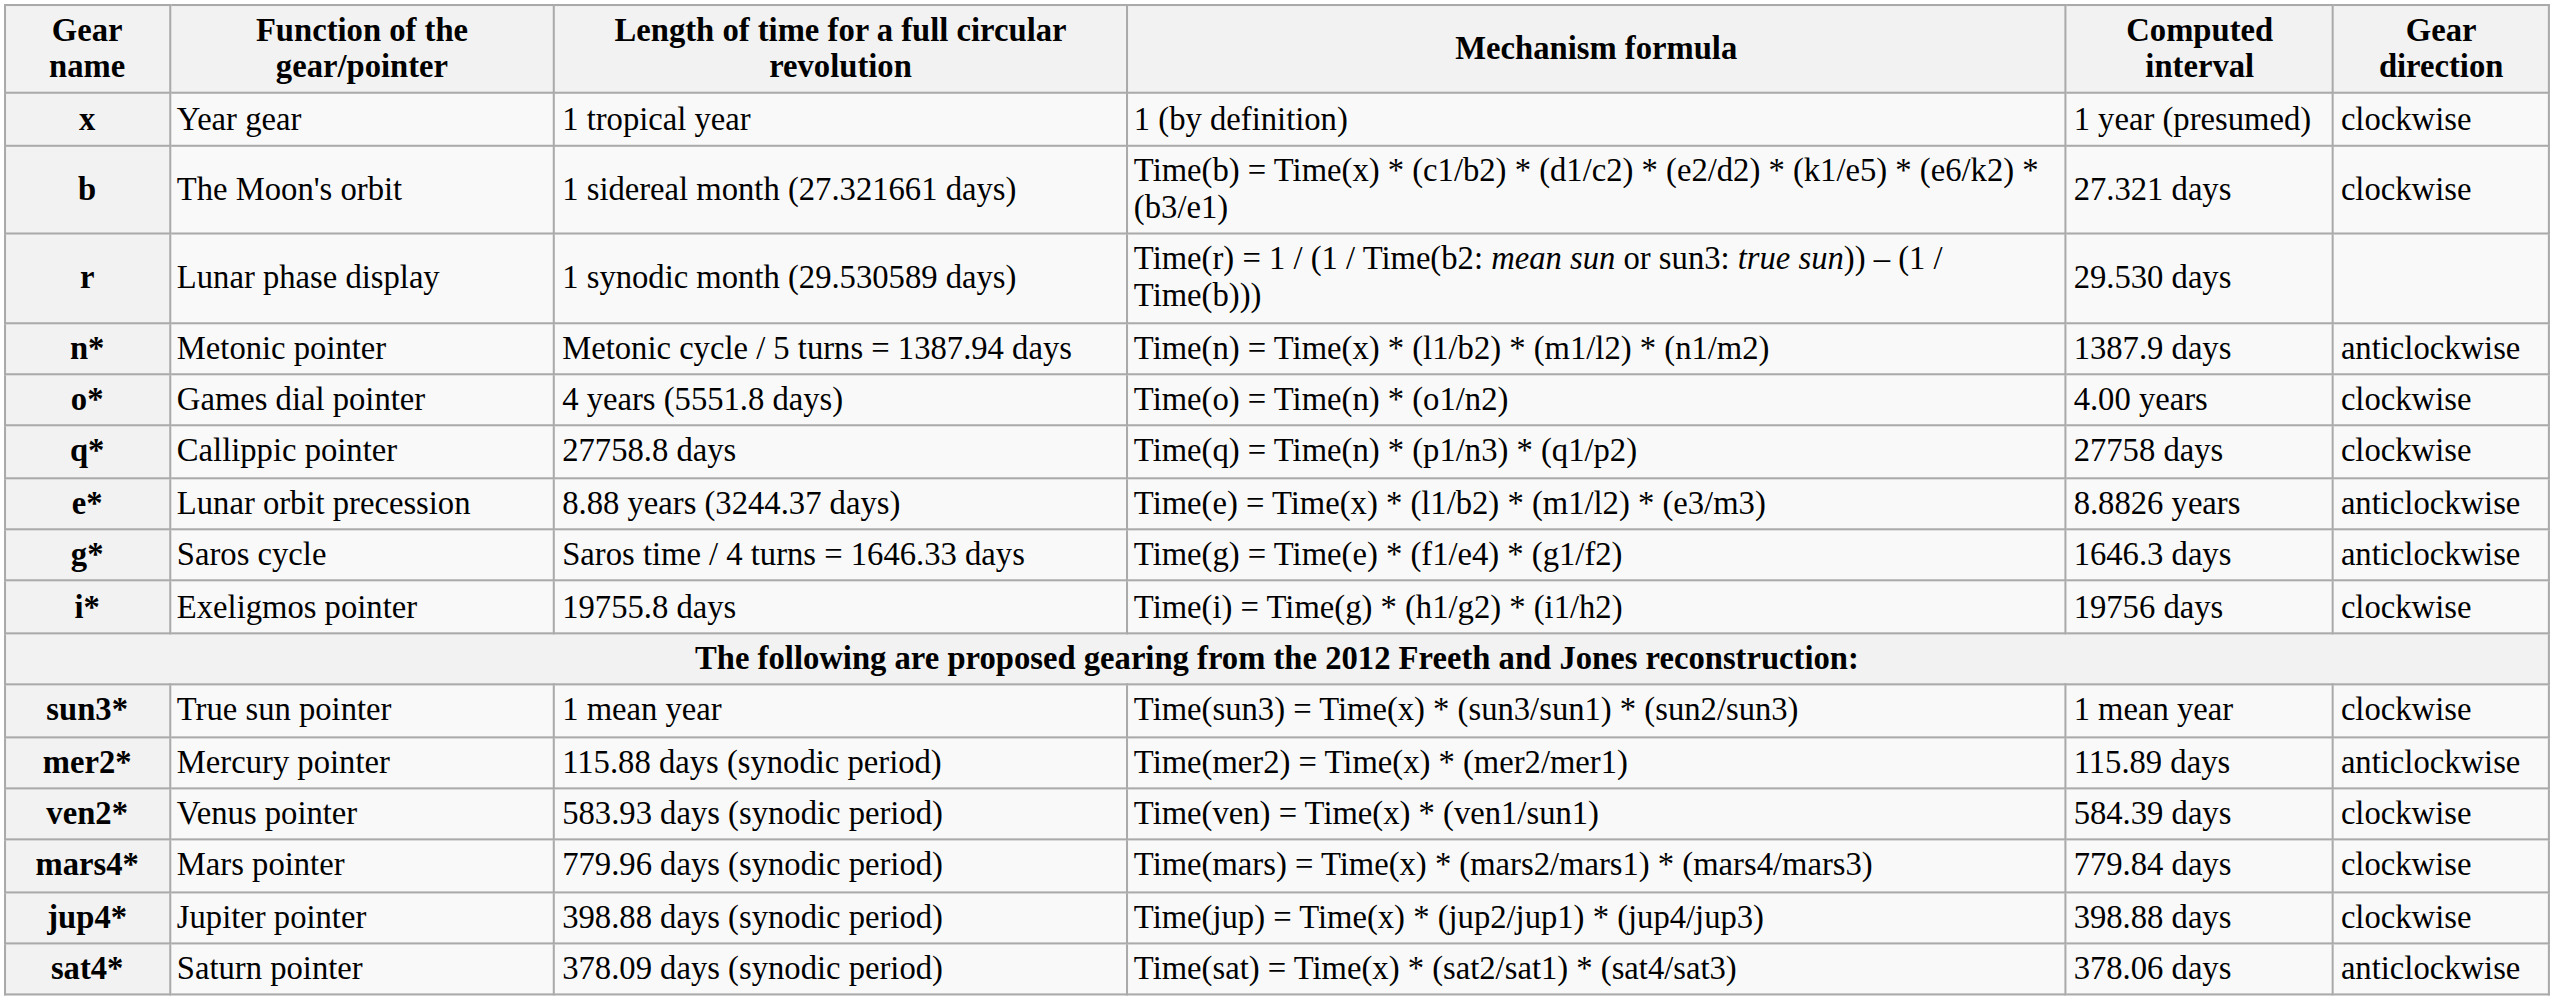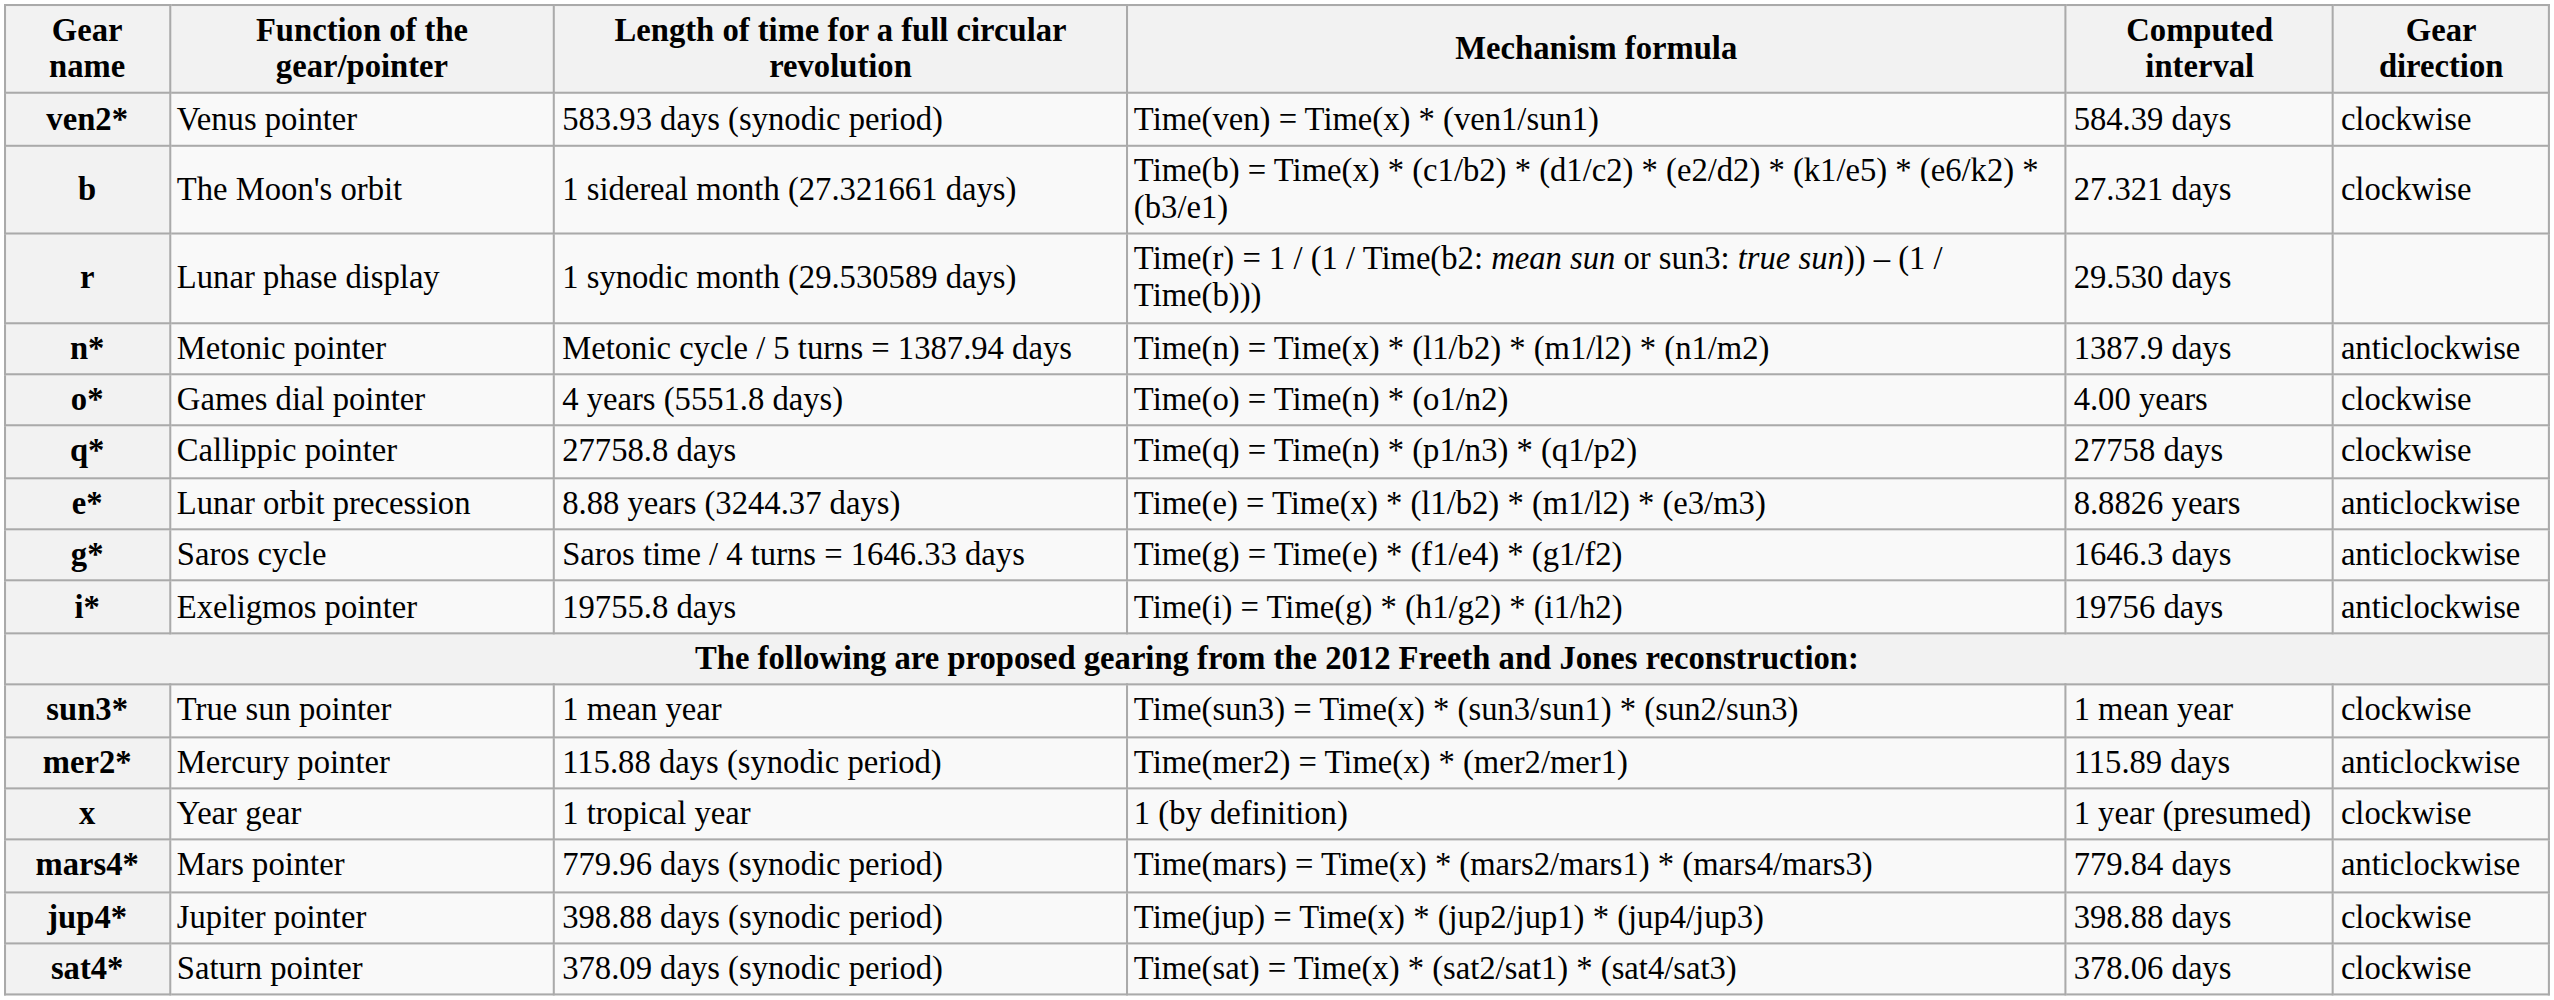rows swapped: (87, 118) <-> (87, 813)
(2406, 606) clockwise -> (2431, 606) anticlockwise
(2406, 865) clockwise -> (2431, 865) anticlockwise
(2431, 968) anticlockwise -> (2406, 968) clockwise
